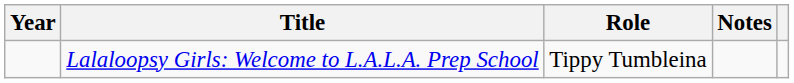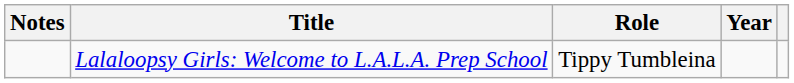columns swapped: (33, 22) <-> (745, 22)
